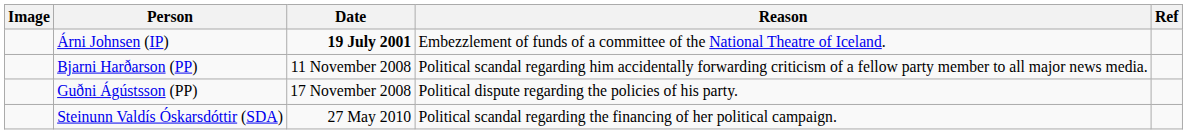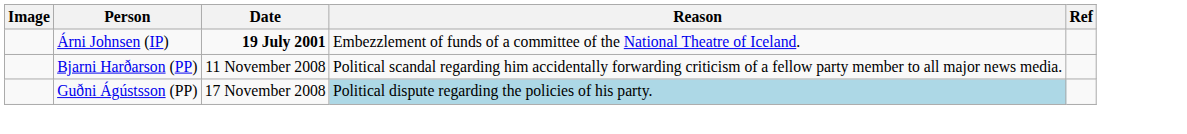(578, 91) no background -> (493, 91) lightblue background
- row: (170, 116)
